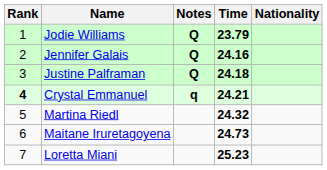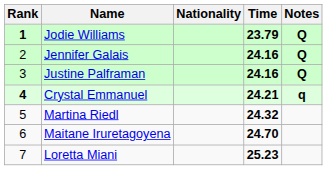columns swapped: (287, 14) <-> (194, 14)
(23, 34) normal -> (23, 34) bold
(233, 74) 24.18 -> (263, 74) 24.16
(233, 134) 24.73 -> (263, 134) 24.70
